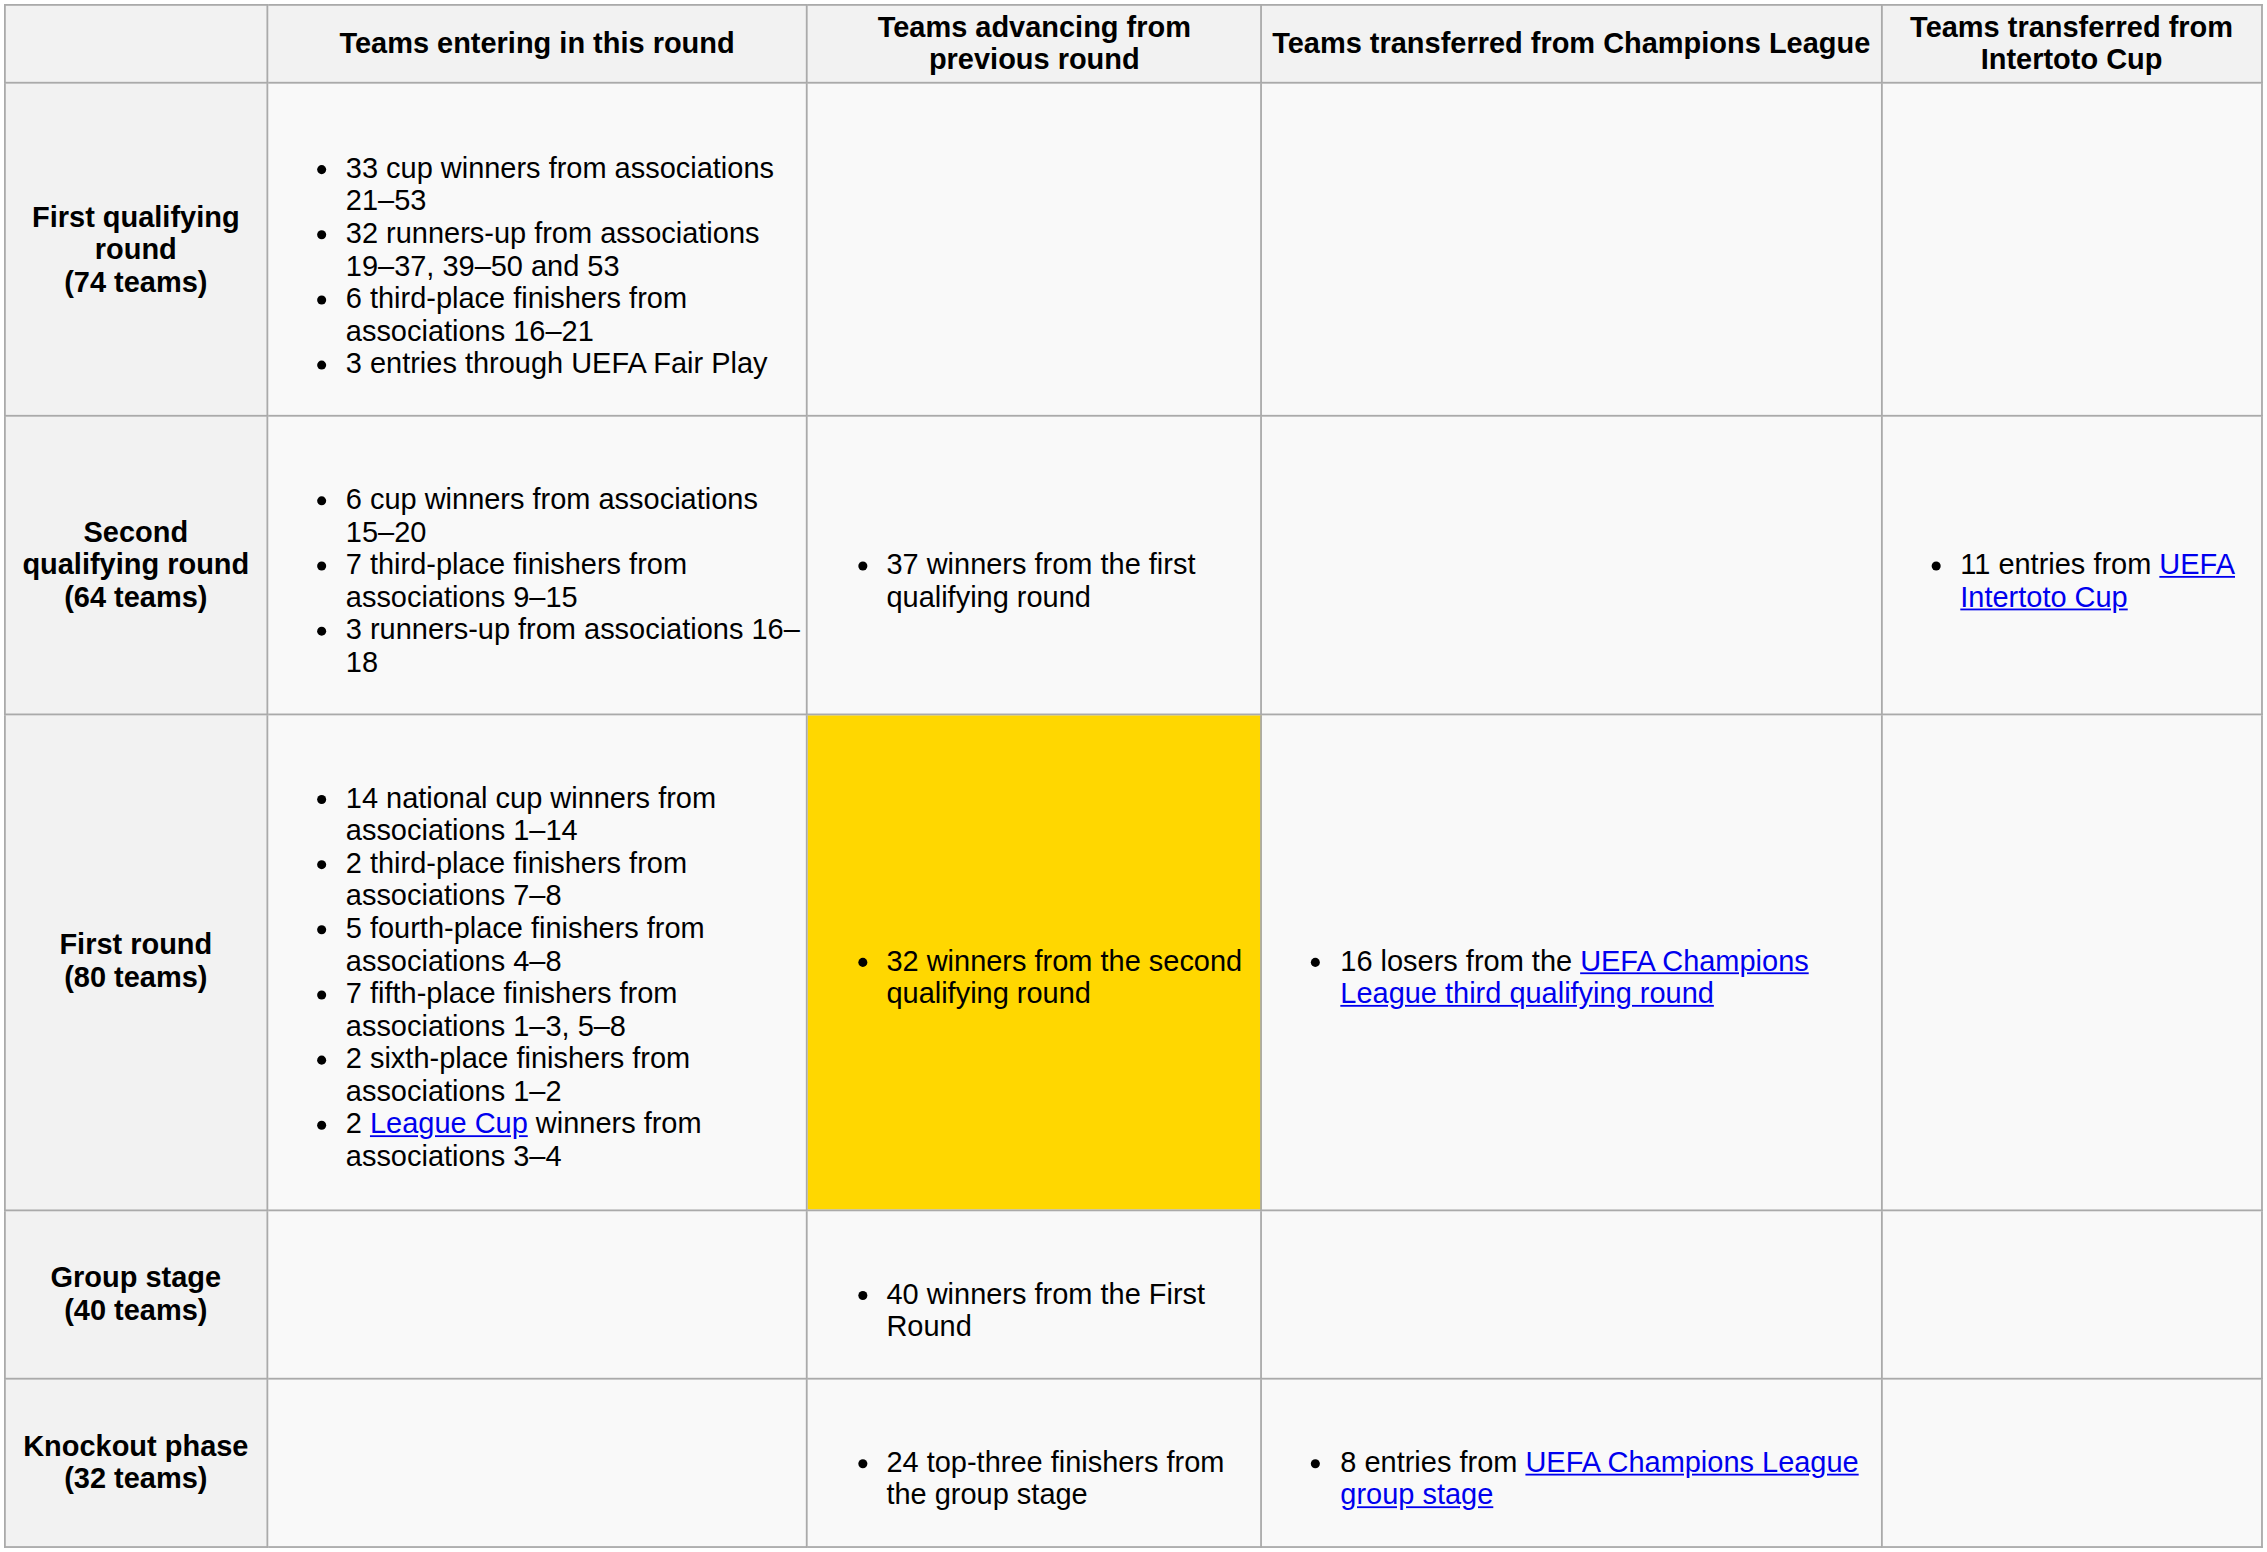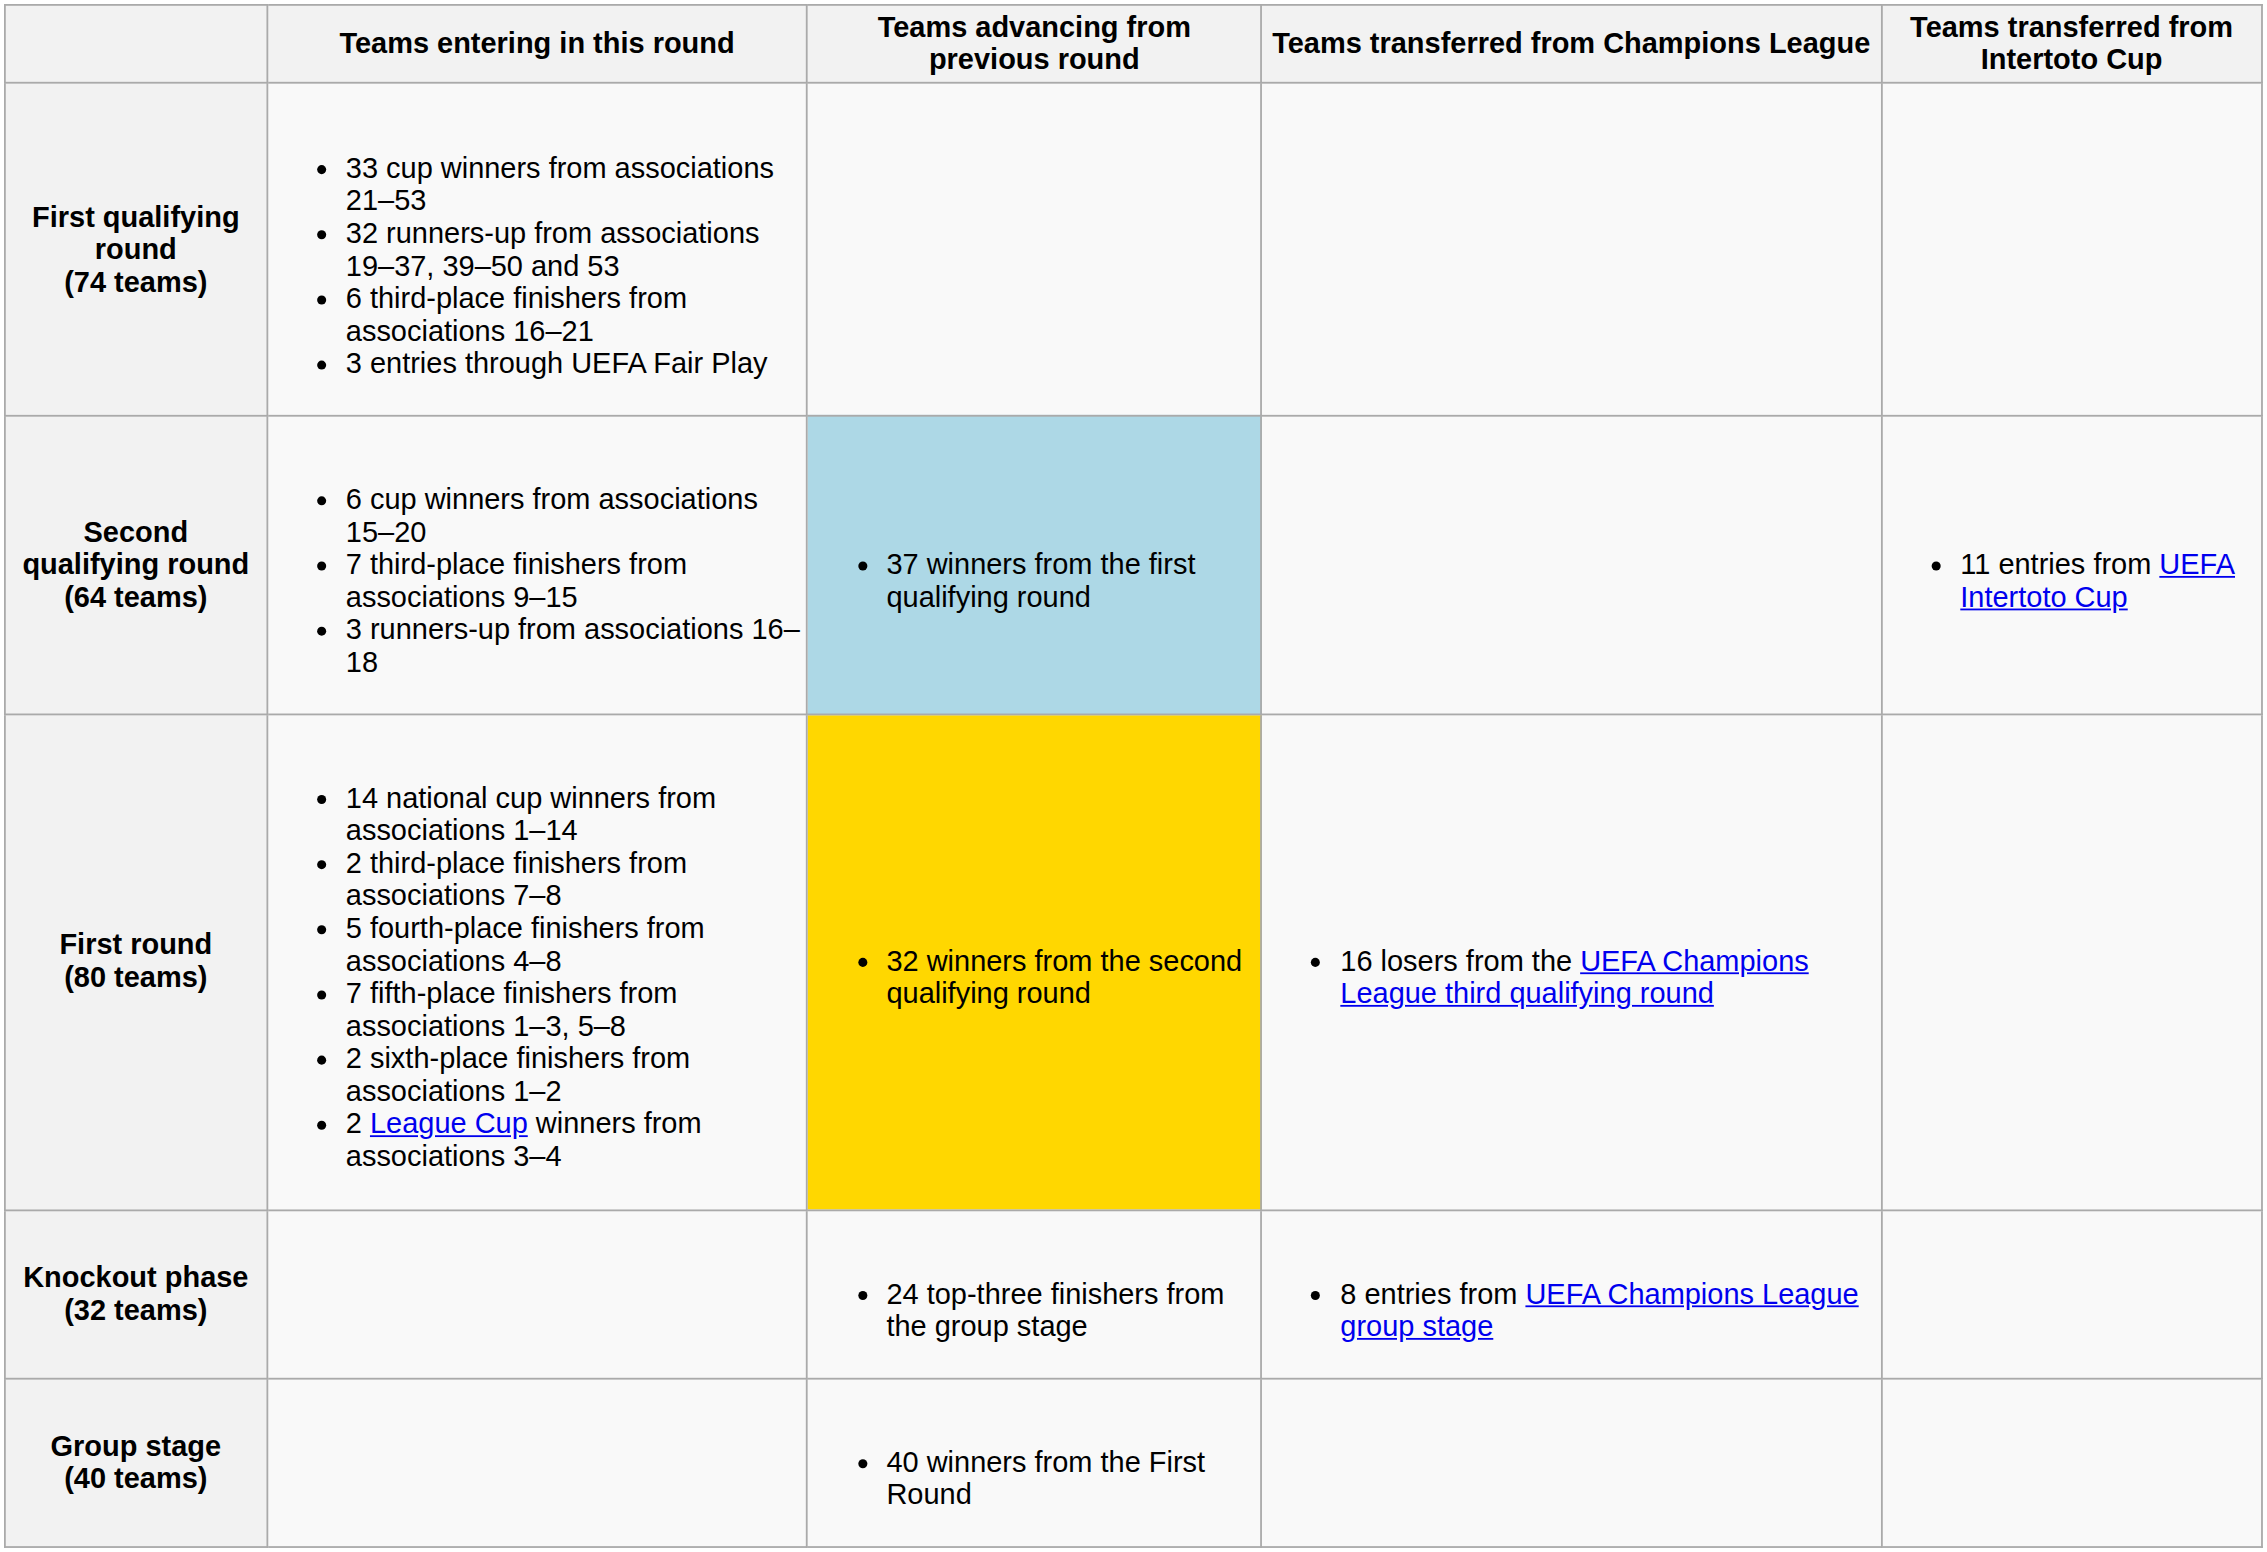(1034, 581) no background -> (1034, 581) lightblue background
rows swapped: (136, 1293) <-> (136, 1462)
